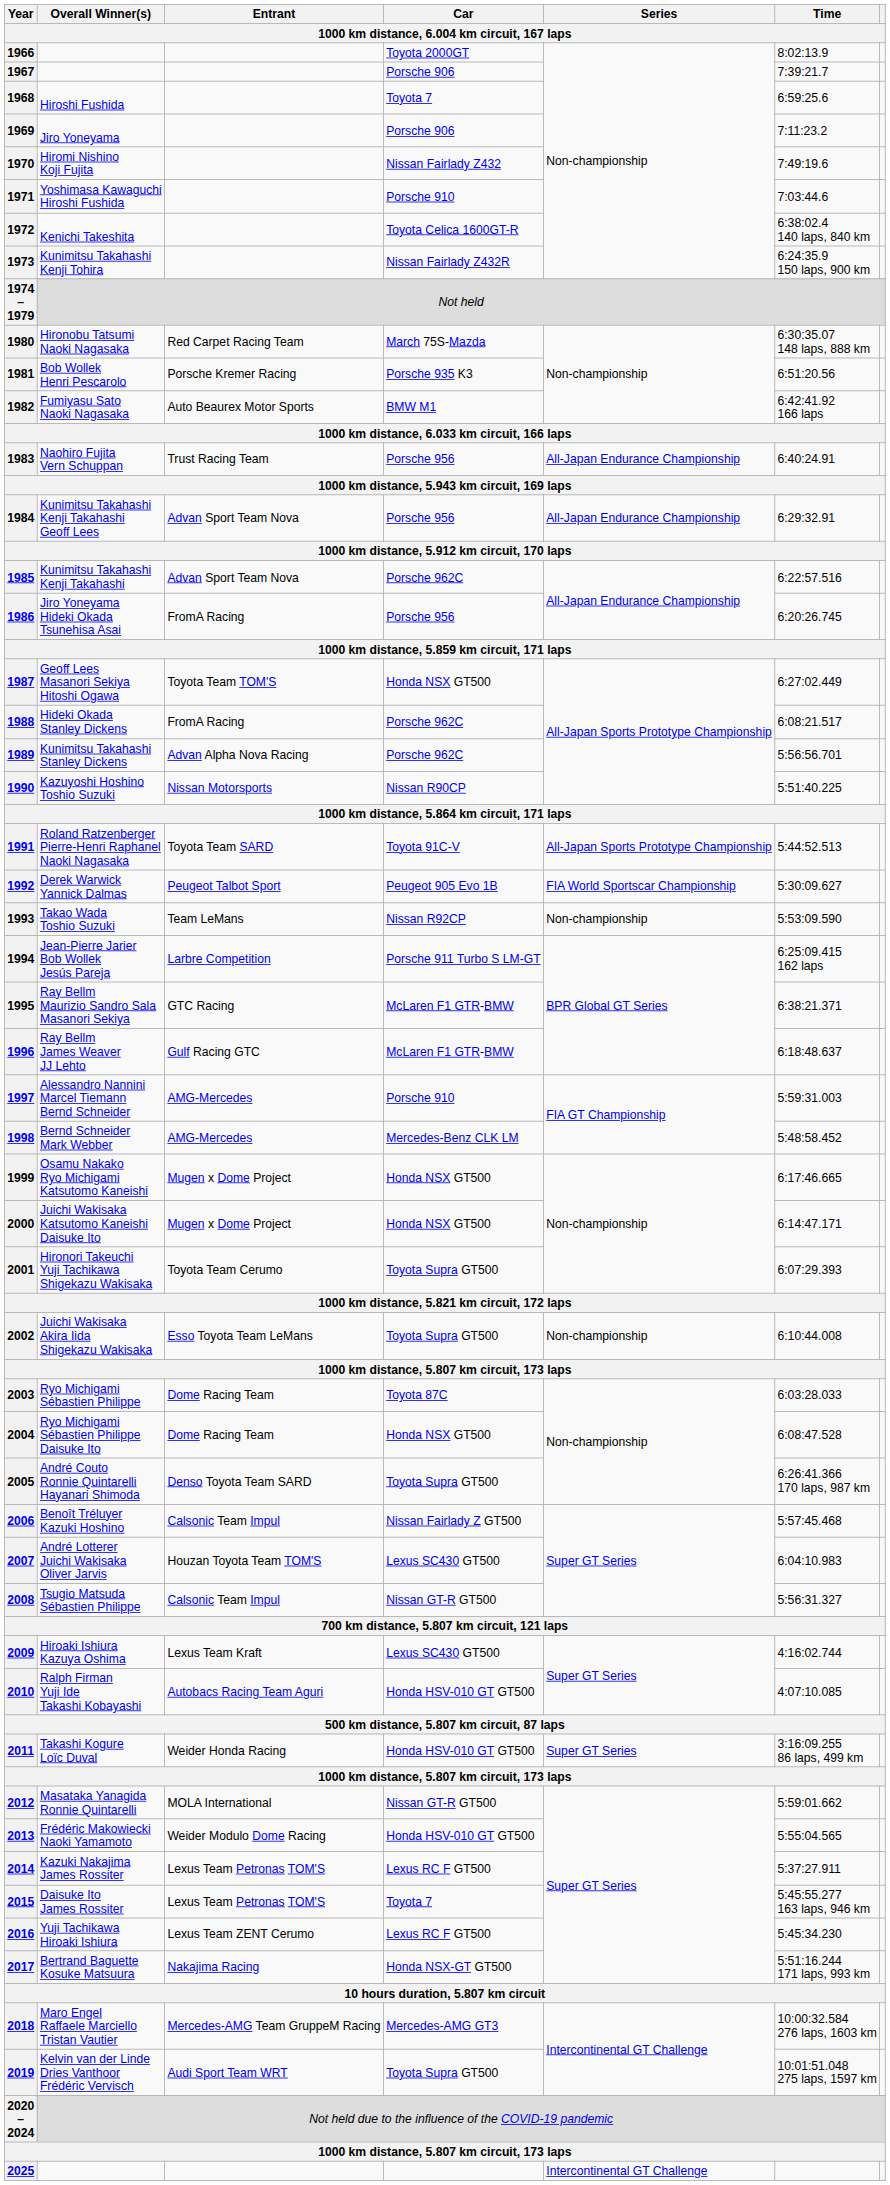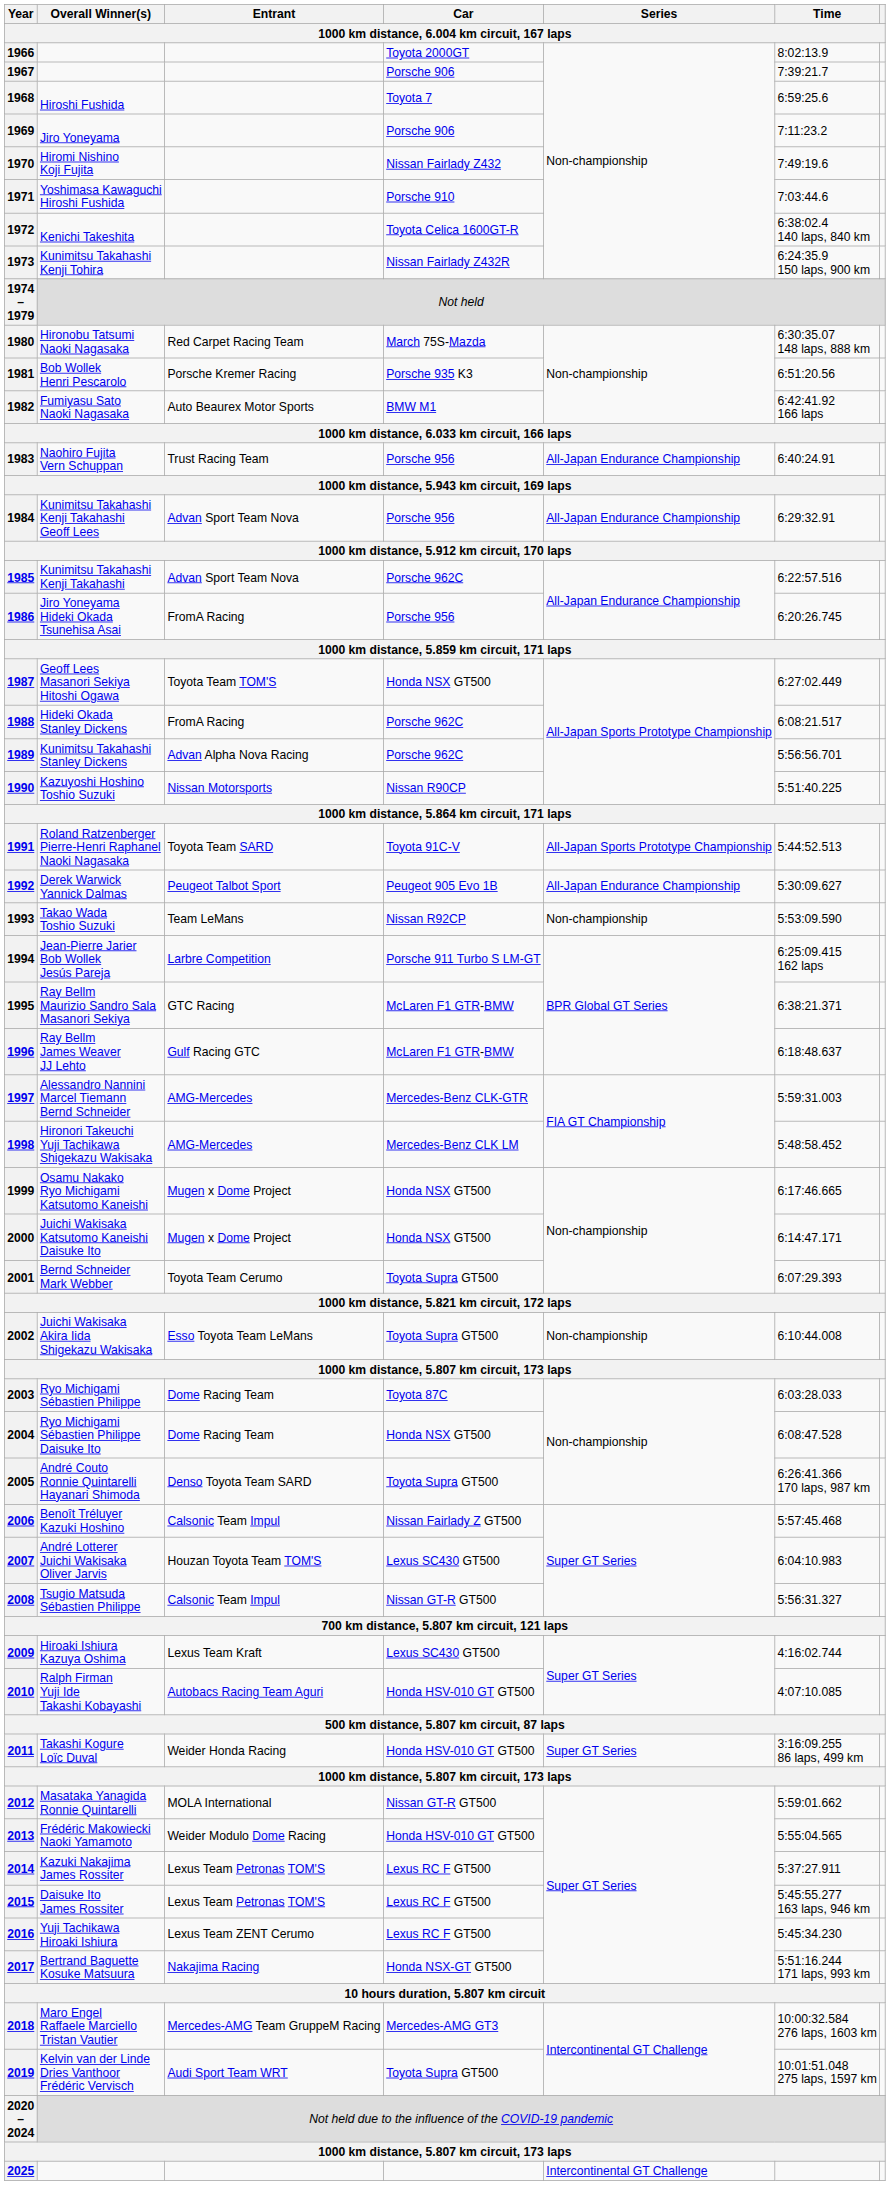(641, 886) FIA World Sportscar Championship -> (643, 886) All-Japan Endurance Championship
(420, 1098) Porsche 910 -> (457, 1098) Mercedes-Benz CLK-GTR
(85, 1138) Bernd Schneider Mark Webber -> (96, 1145) Hironori Takeuchi Yuji Tachikawa Shigekazu Wakisaka
(96, 1270) Hironori Takeuchi Yuji Tachikawa Shigekazu Wakisaka -> (85, 1277) Bernd Schneider Mark Webber
(409, 1901) Toyota 7 -> (439, 1901) Lexus RC F GT500
